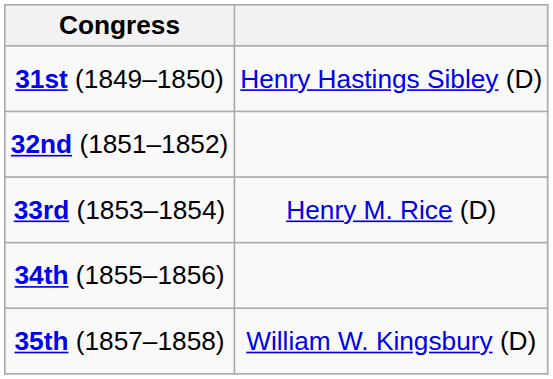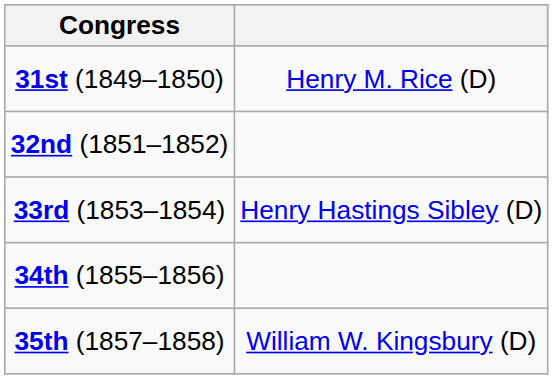(391, 78) Henry Hastings Sibley (D) -> (391, 78) Henry M. Rice (D)
(391, 210) Henry M. Rice (D) -> (391, 210) Henry Hastings Sibley (D)
